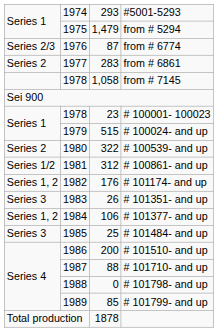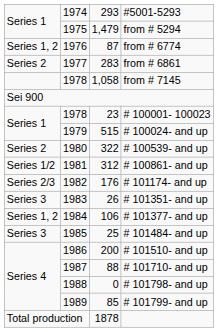(31, 47) Series 2/3 -> (32, 47) Series 1, 2
(32, 183) Series 1, 2 -> (31, 183) Series 2/3
